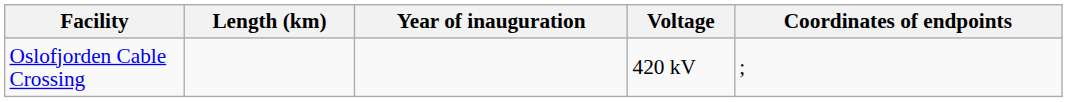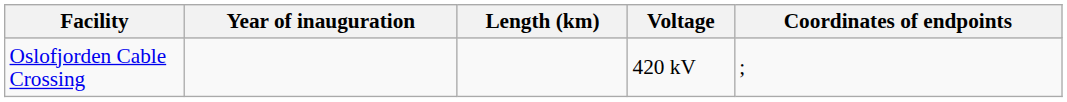columns swapped: (269, 21) <-> (491, 21)
